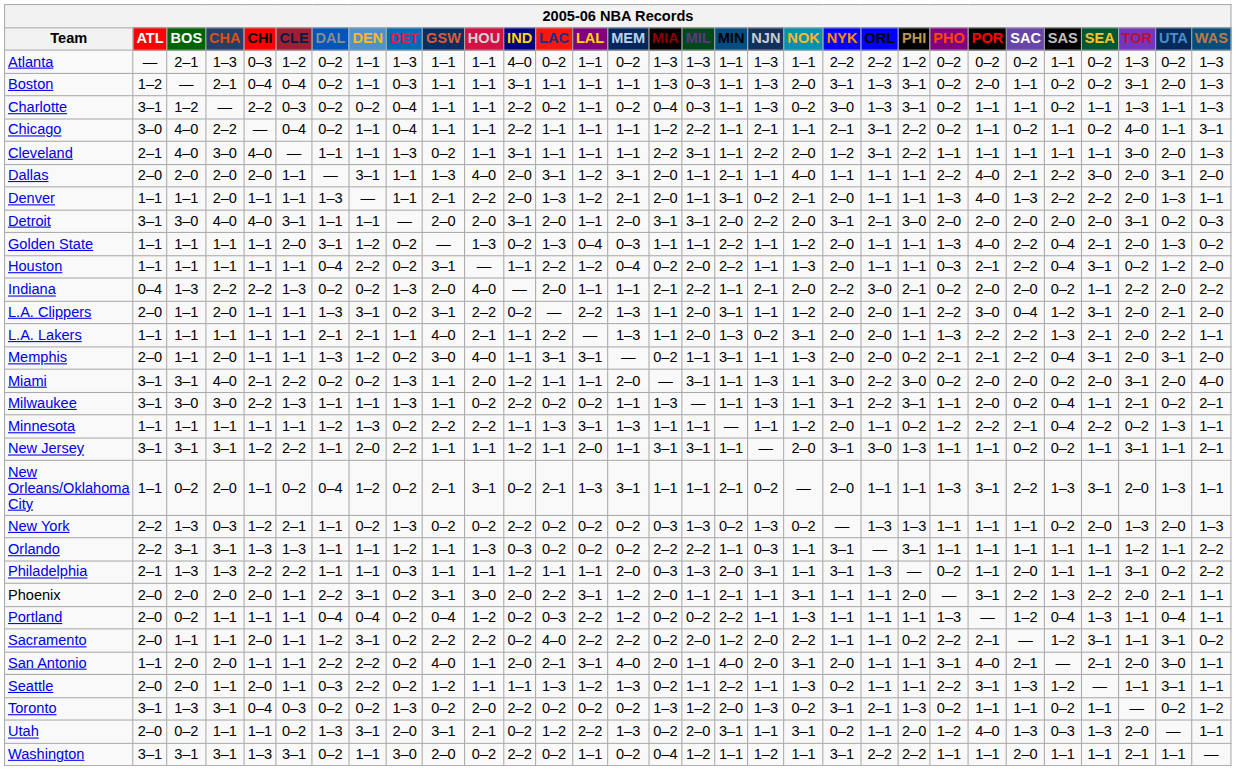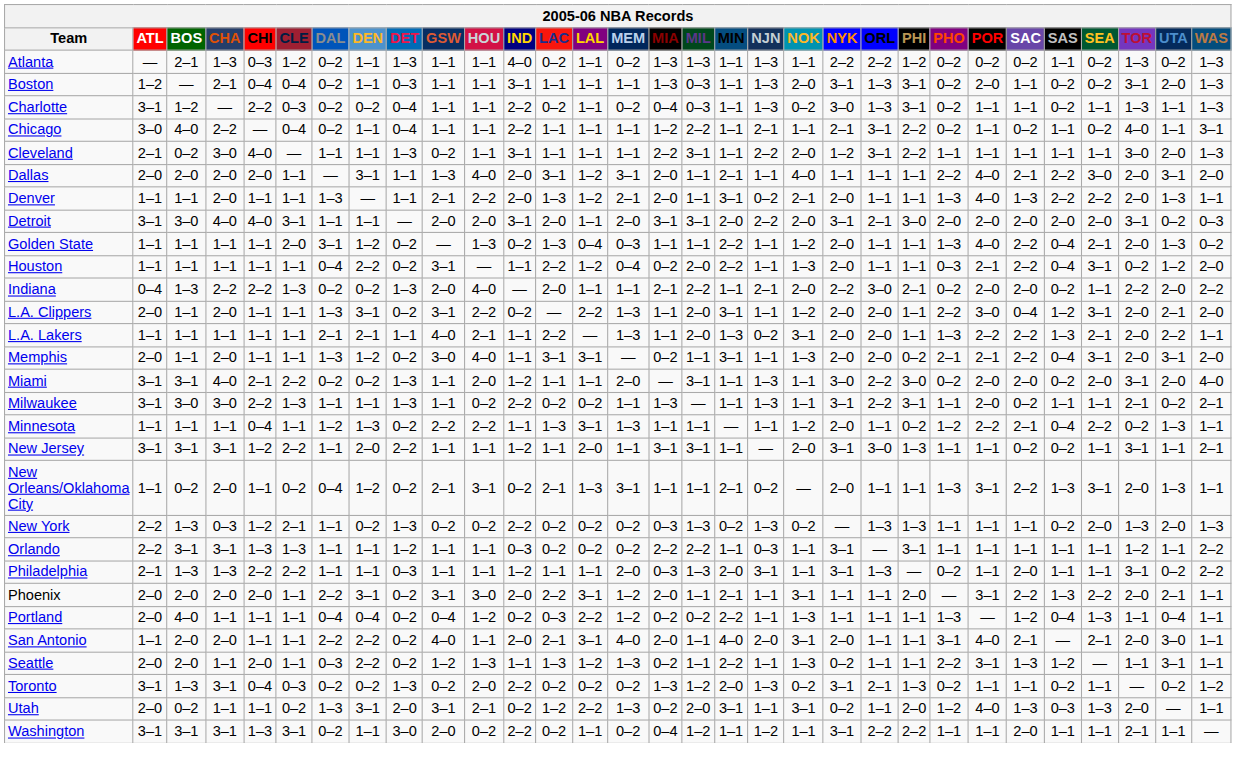(186, 152) 4–0 -> (186, 152) 0–2
(1063, 403) 0–4 -> (1063, 403) 1–1
(260, 426) 1–1 -> (260, 426) 0–4
(484, 549) 1–3 -> (484, 549) 1–1
(186, 617) 0–2 -> (186, 617) 4–0
- row: (47, 640)
(484, 686) 1–1 -> (484, 663) 1–3
